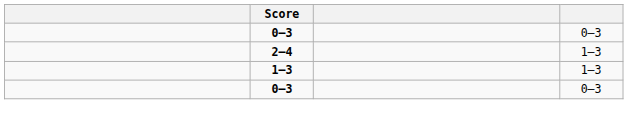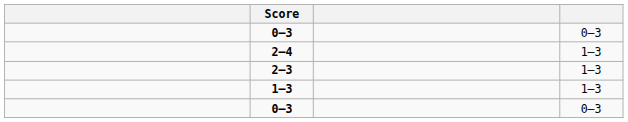+ row: (282, 70)
